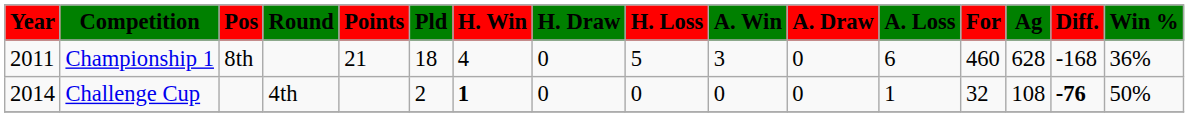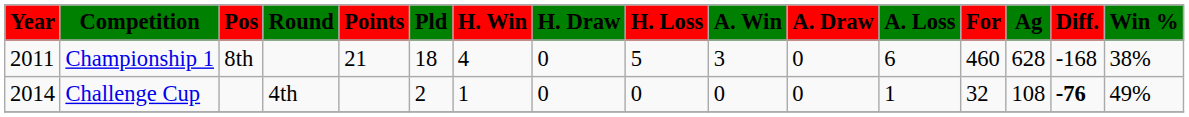(1130, 58) 36% -> (1130, 58) 38%
(463, 93) bold -> (463, 93) normal
(1130, 93) 50% -> (1130, 93) 49%
